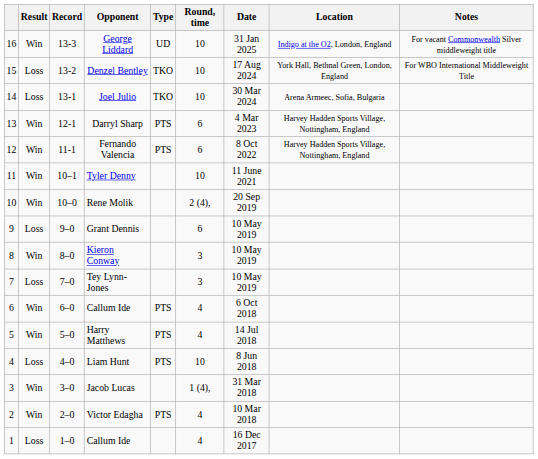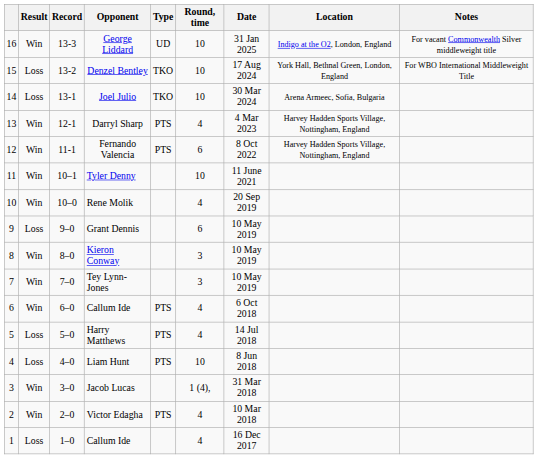(200, 123) 6 -> (200, 123) 4
(200, 202) 2 (4), -> (200, 202) 4
(34, 282) Loss -> (34, 282) Win
(34, 335) Win -> (34, 335) Loss
